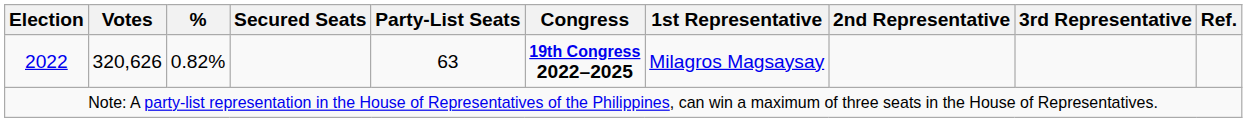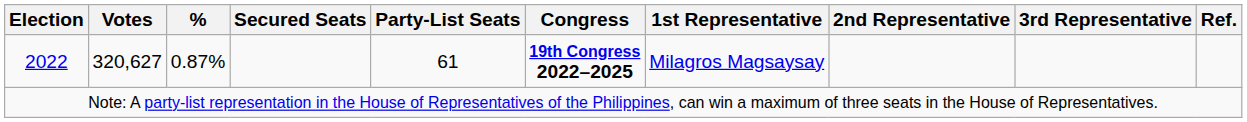(127, 60) 320,626 -> (127, 60) 320,627
(198, 60) 0.82% -> (198, 60) 0.87%
(448, 60) 63 -> (448, 60) 61
